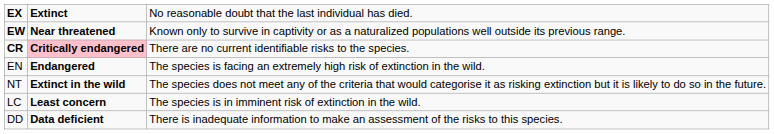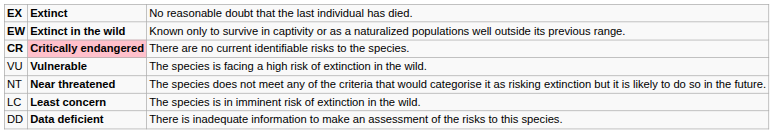(73, 31) Near threatened -> (78, 31) Extinct in the wild
- row: (15, 66)
+ row: (15, 66)
(78, 84) Extinct in the wild -> (73, 84) Near threatened
